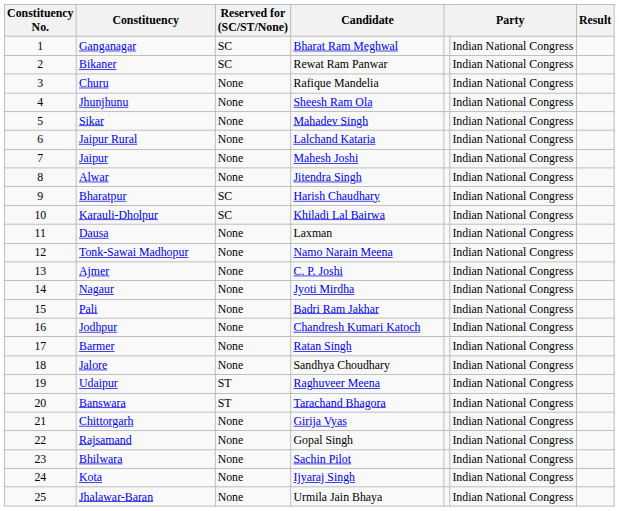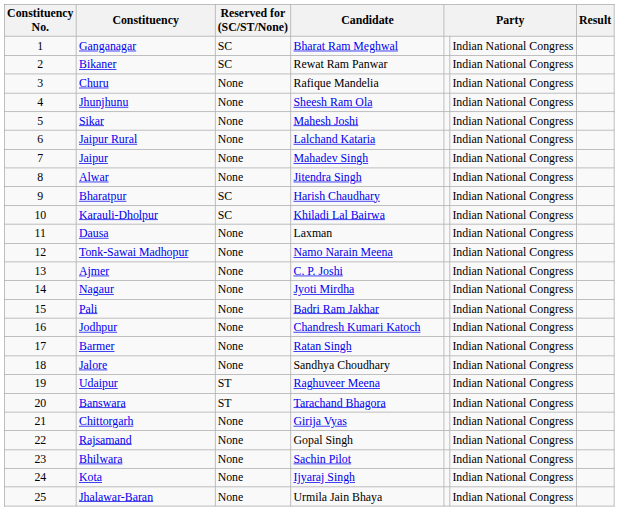(331, 121) Mahadev Singh -> (326, 121) Mahesh Joshi
(326, 158) Mahesh Joshi -> (331, 158) Mahadev Singh
